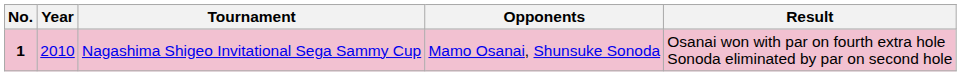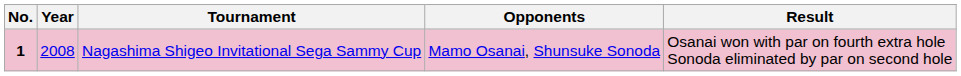(58, 50) 2010 -> (58, 50) 2008
